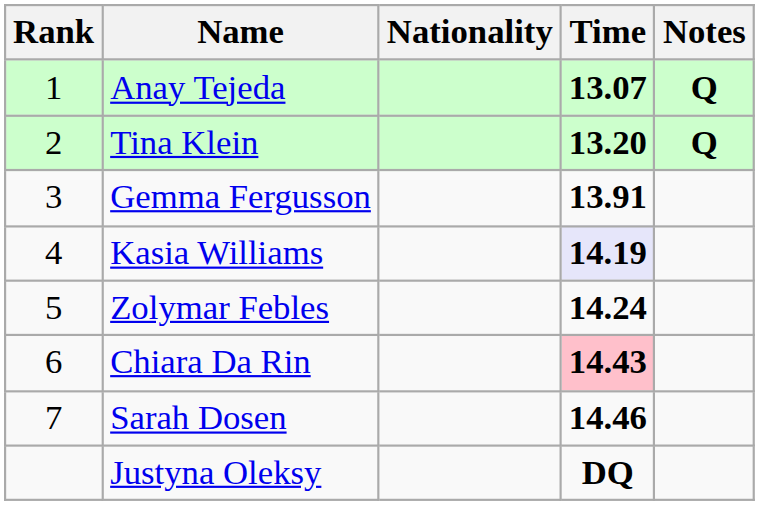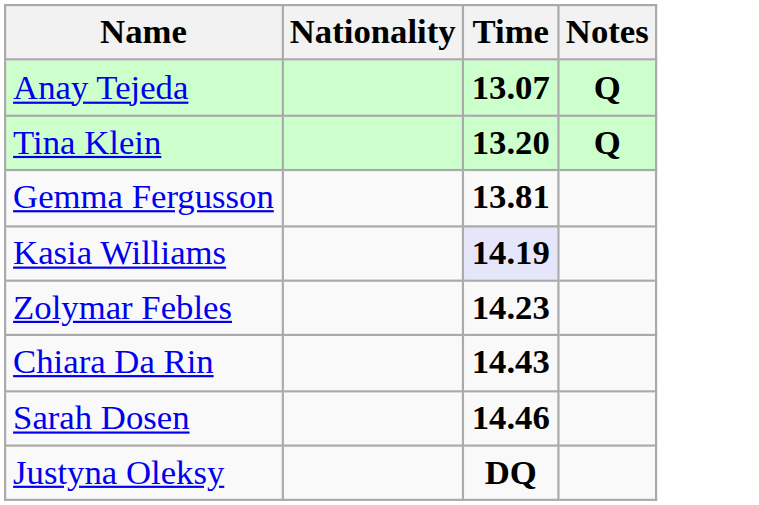- column: (54, 32)
(608, 197) 13.91 -> (511, 197) 13.81
(608, 307) 14.24 -> (511, 307) 14.23
(608, 362) pink background -> (511, 362) no background
